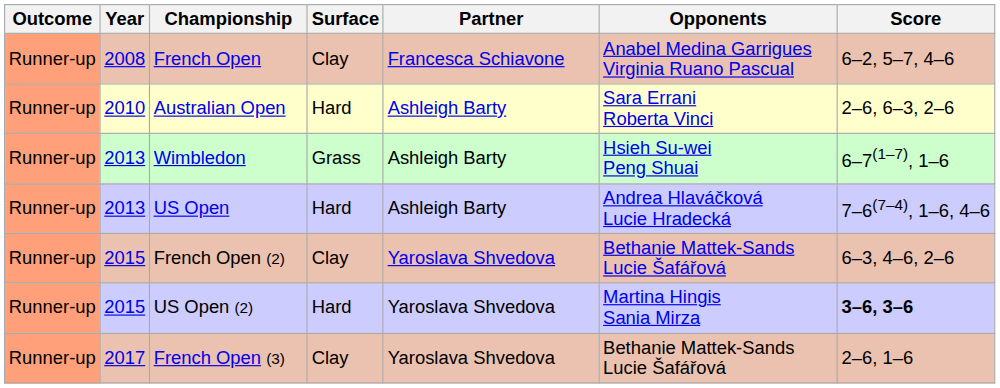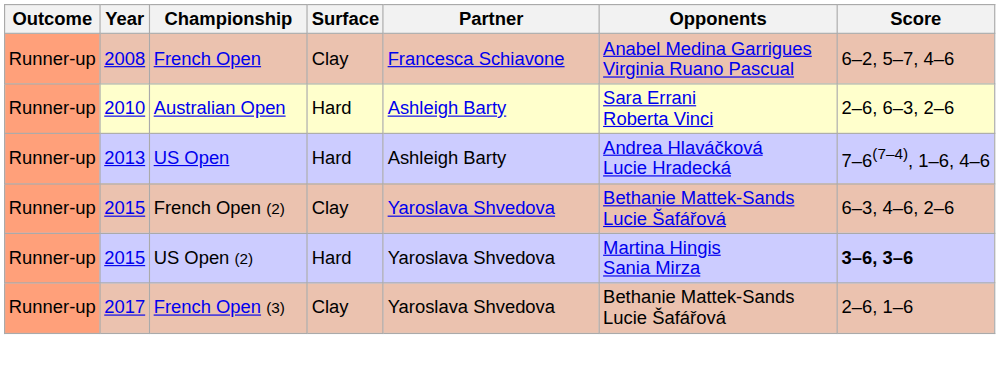- row: (200, 158)
